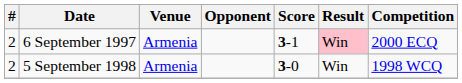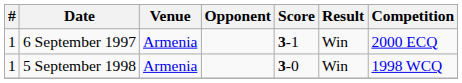(12, 41) 2 -> (12, 41) 1
(335, 41) pink background -> (335, 41) no background
(12, 66) 2 -> (12, 66) 1
